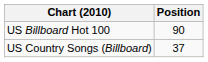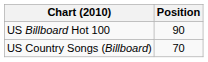(179, 48) 37 -> (179, 48) 70
